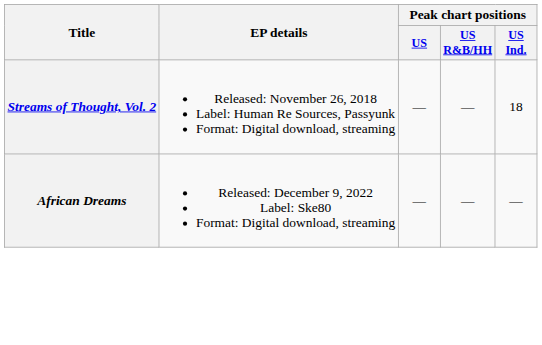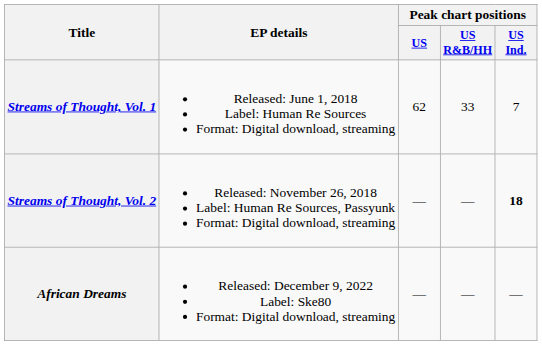+ row: (82, 106)
(516, 106) normal -> (516, 200) bold
